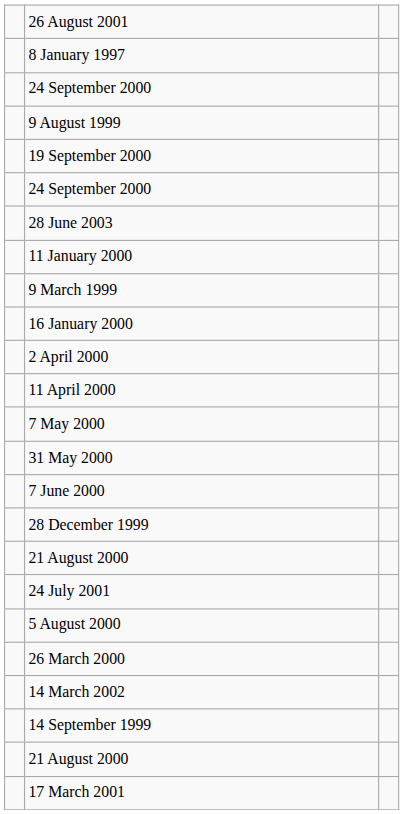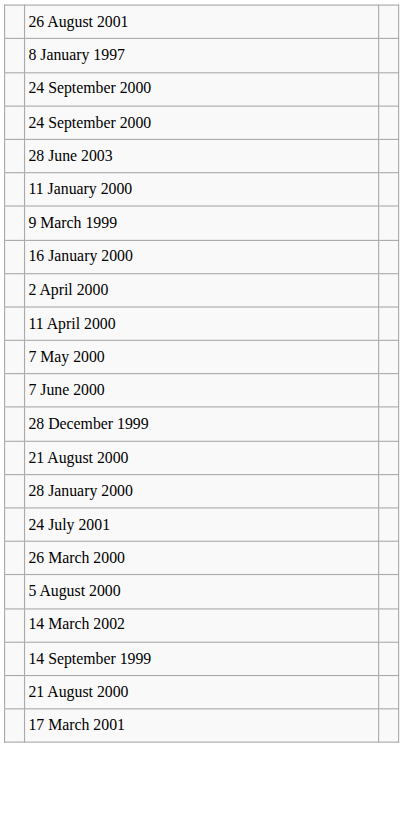- row: (15, 123)
- row: (15, 156)
- row: (15, 458)
+ row: (15, 491)
rows swapped: (15, 659) <-> (15, 625)
